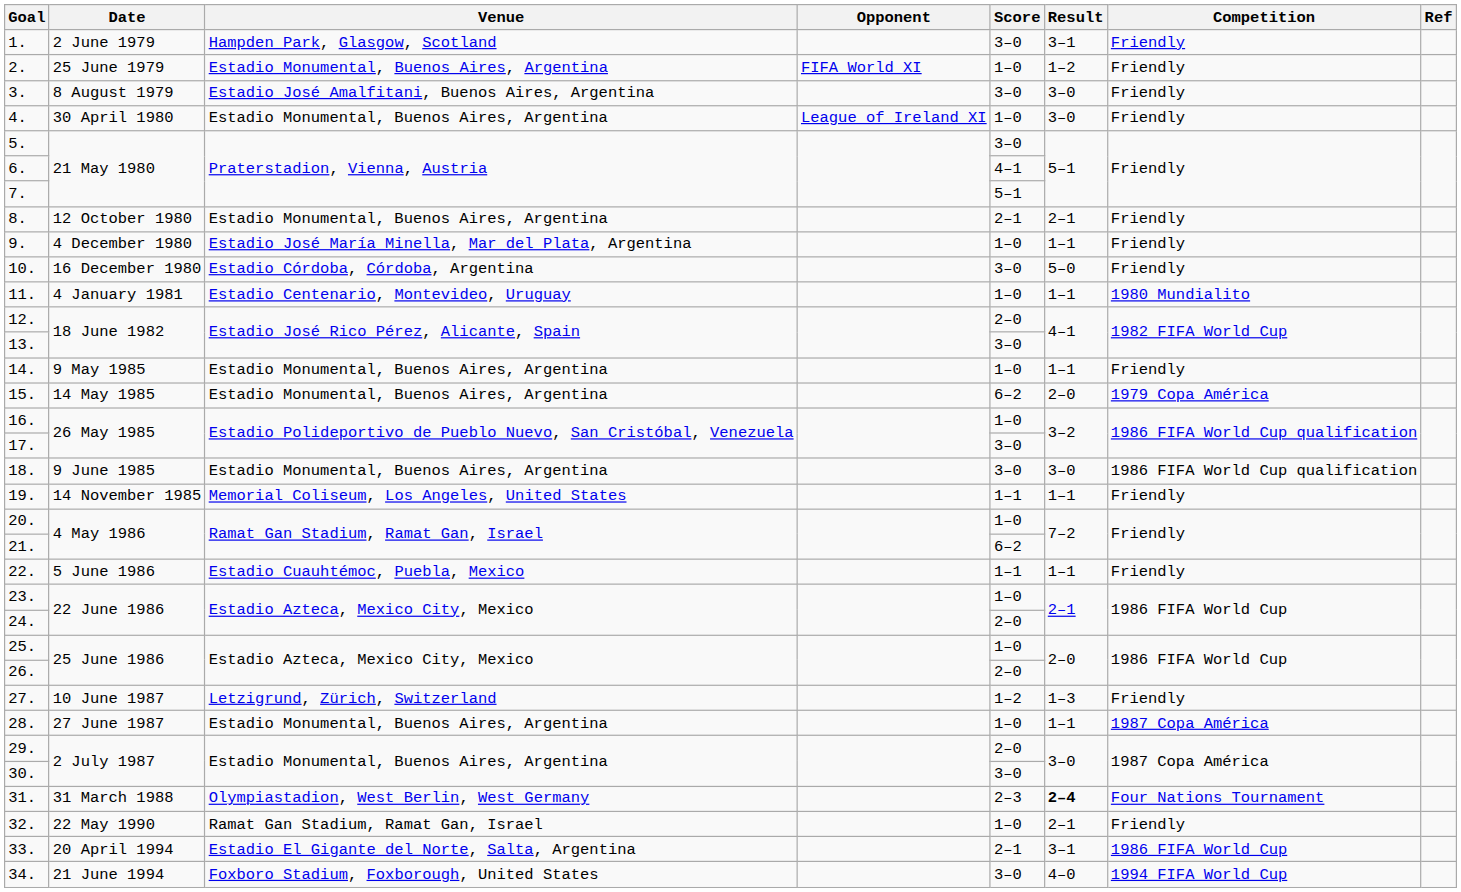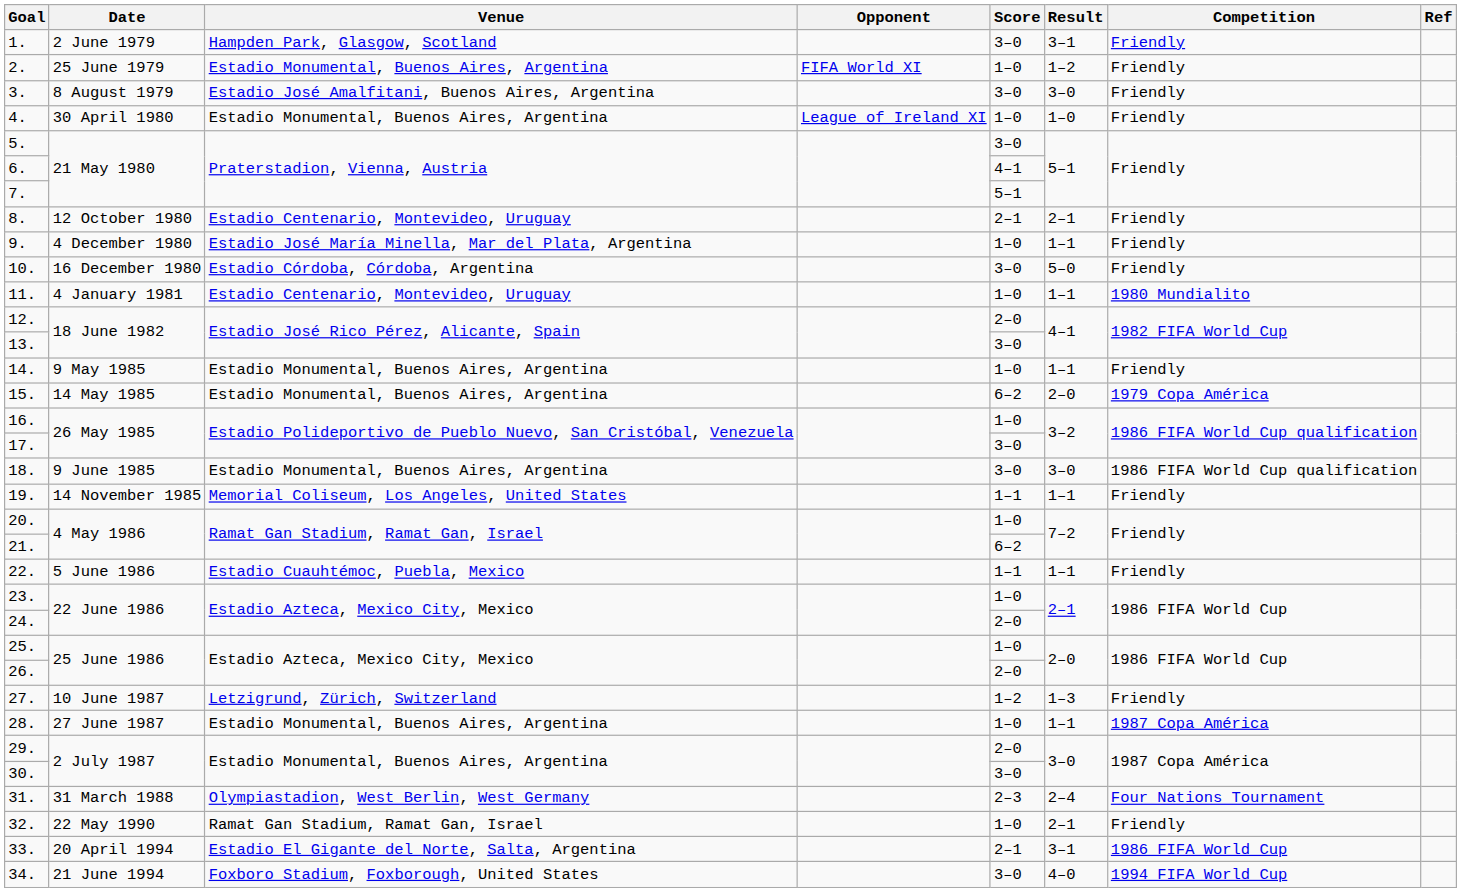(1062, 118) 3–0 -> (1062, 118) 1–0
(408, 219) Estadio Monumental, Buenos Aires, Argentina -> (390, 219) Estadio Centenario, Montevideo, Uruguay
(1062, 799) bold -> (1062, 799) normal
